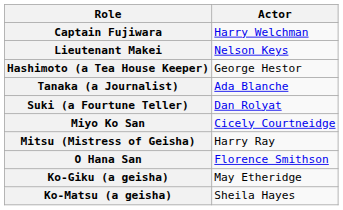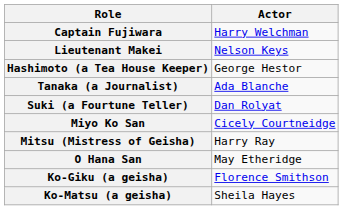(272, 159) Florence Smithson -> (258, 159) May Etheridge
(258, 178) May Etheridge -> (272, 178) Florence Smithson
